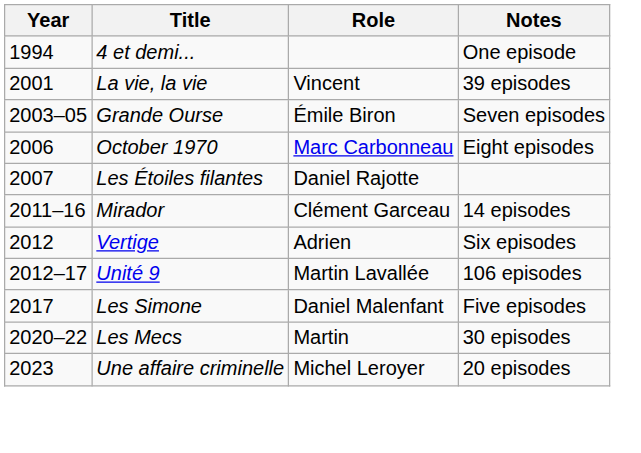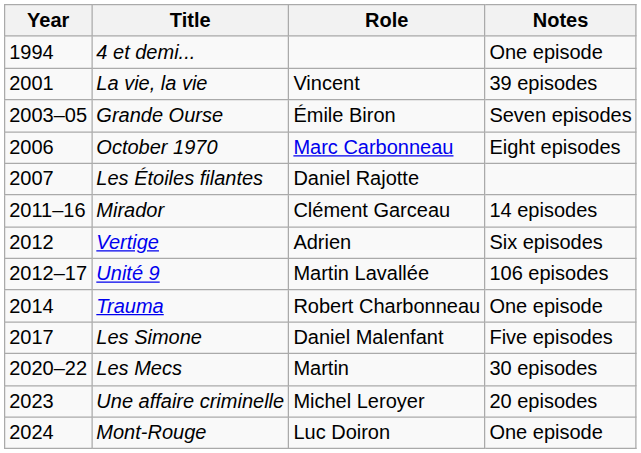+ row: (130, 305)
+ row: (151, 432)
